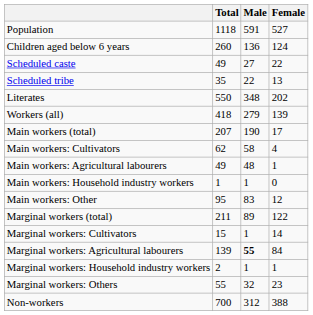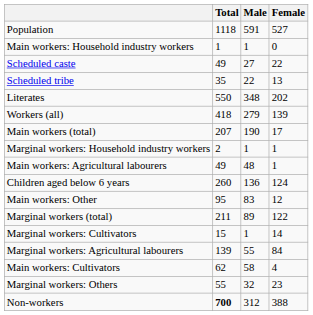rows swapped: (68, 47) <-> (100, 183)
rows swapped: (63, 149) <-> (109, 268)
(249, 251) bold -> (249, 251) normal
(223, 302) normal -> (223, 302) bold
